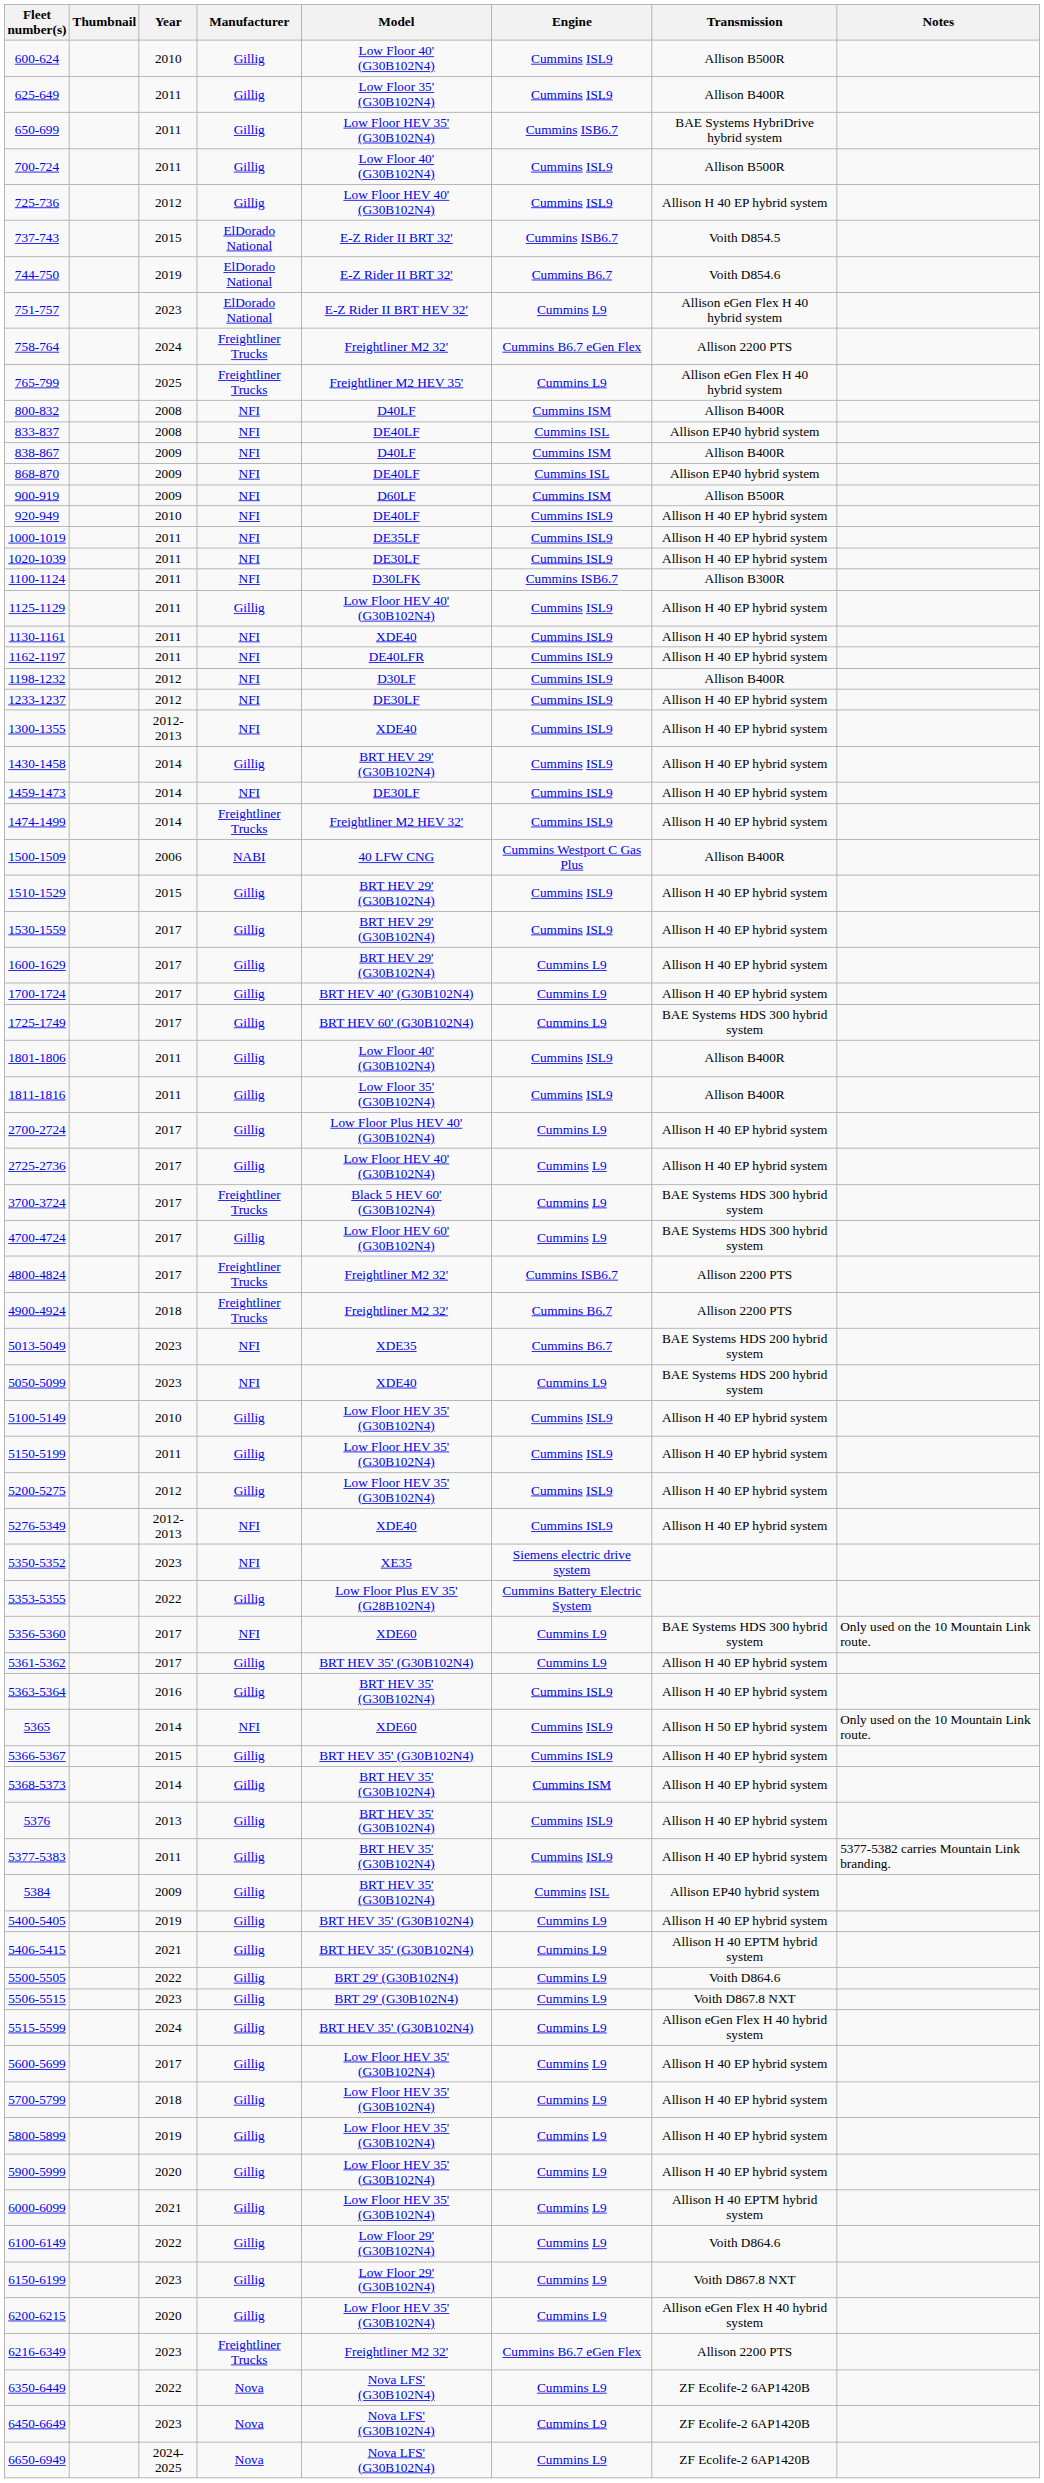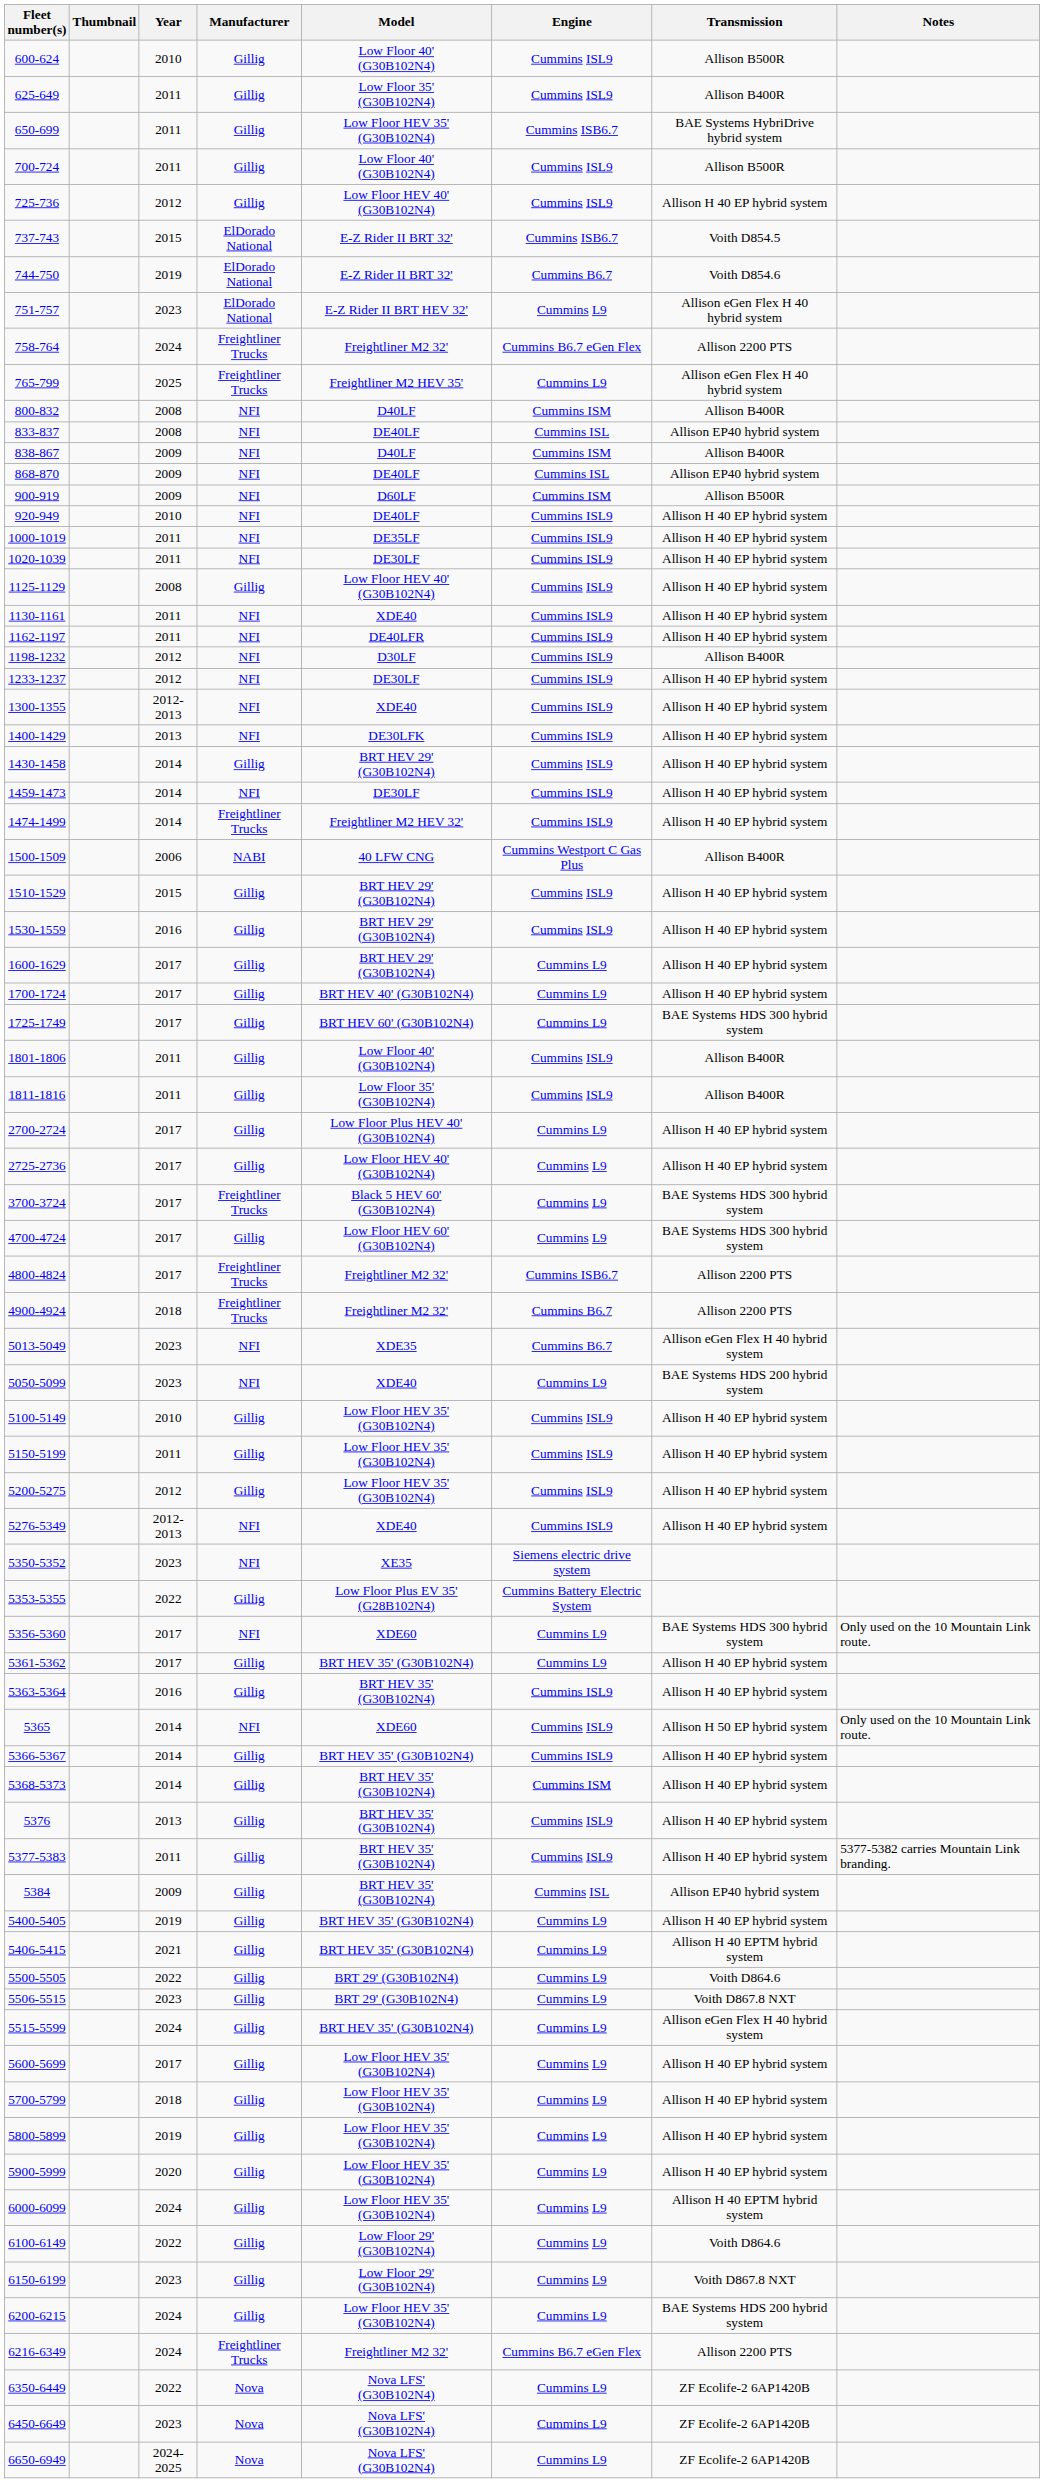- row: (37, 579)
(168, 608) 2011 -> (168, 587) 2008
+ row: (37, 735)
(168, 929) 2017 -> (168, 929) 2016
(745, 1346) BAE Systems HDS 200 hybrid system -> (745, 1346) Allison eGen Flex H 40 hybrid system
(168, 1756) 2015 -> (168, 1756) 2014
(168, 2207) 2021 -> (168, 2207) 2024
(168, 2315) 2020 -> (168, 2315) 2024
(745, 2315) Allison eGen Flex H 40 hybrid system -> (745, 2315) BAE Systems HDS 200 hybrid system
(168, 2351) 2023 -> (168, 2351) 2024
